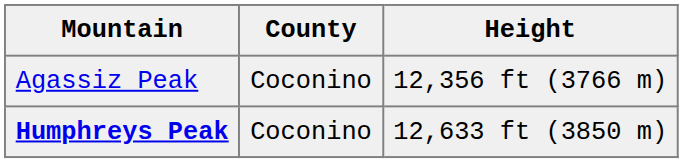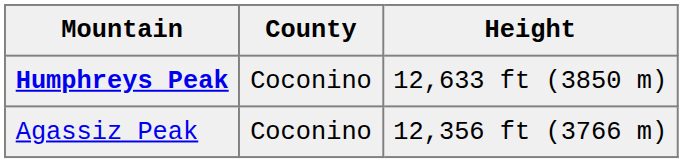rows swapped: (122, 132) <-> (107, 81)
